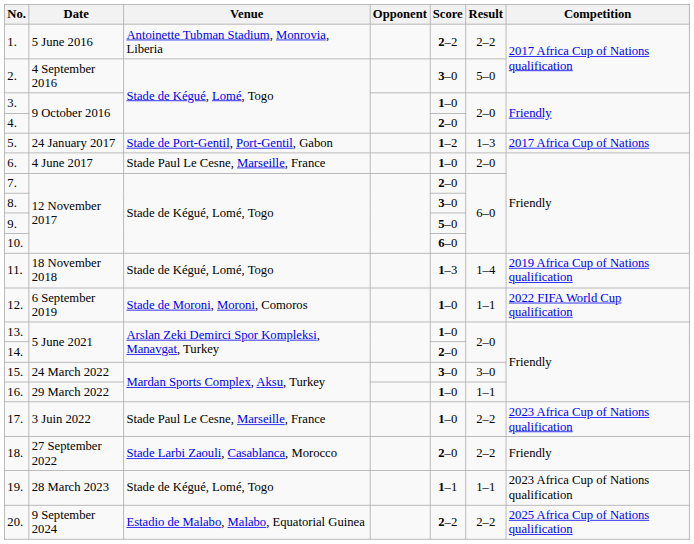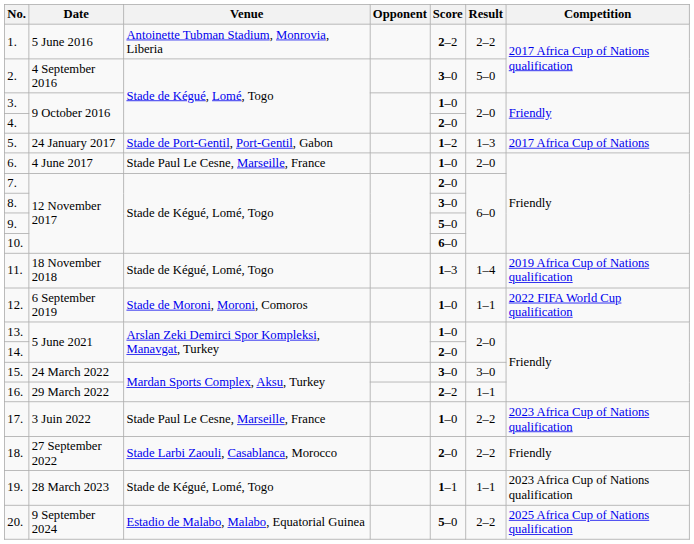(448, 392) 1–0 -> (448, 392) 2–2
(448, 522) 2–2 -> (448, 522) 5–0
